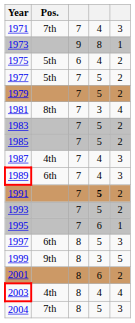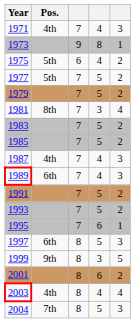(50, 28) 7th -> (50, 28) 4th
(99, 193) bold -> (99, 193) normal
